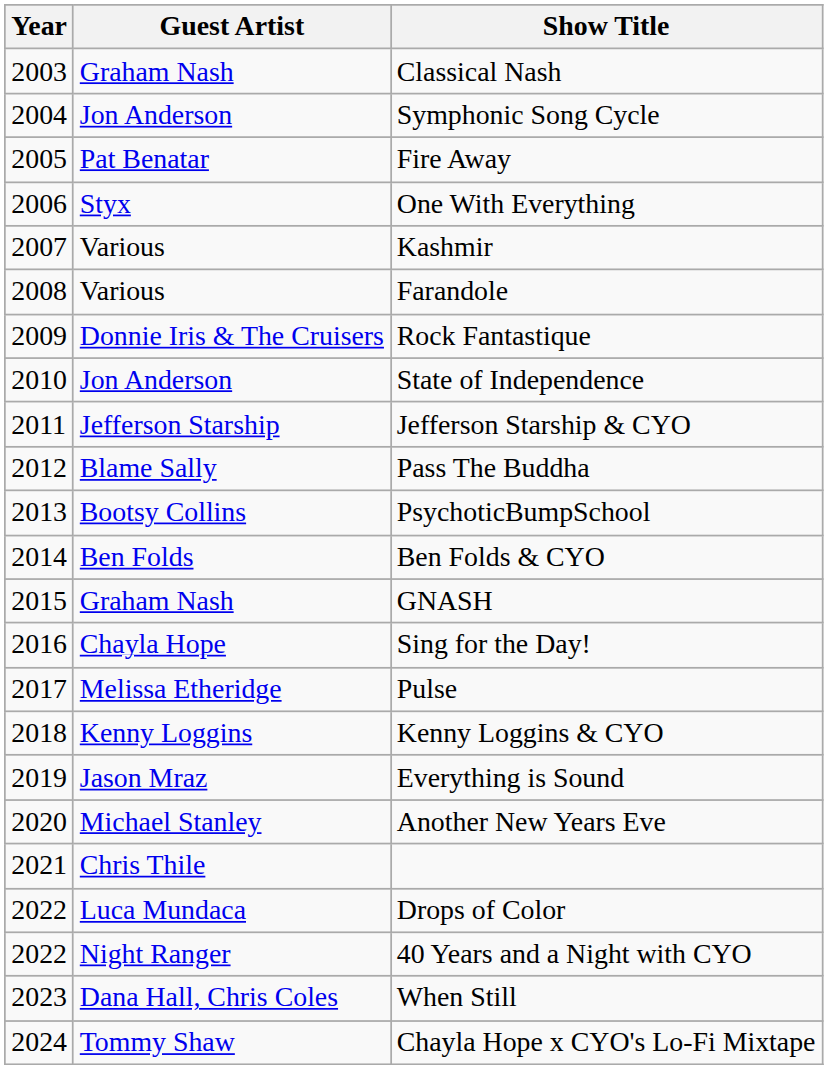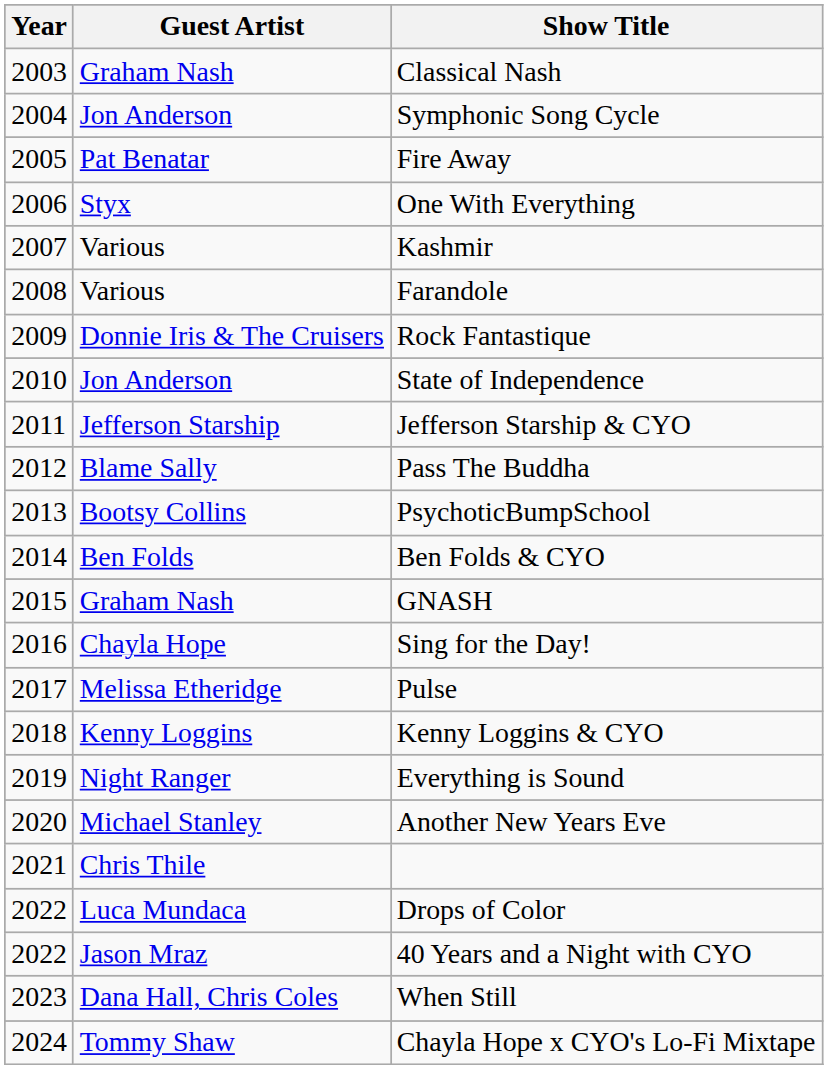(144, 777) Jason Mraz -> (155, 777) Night Ranger
(155, 953) Night Ranger -> (144, 953) Jason Mraz
